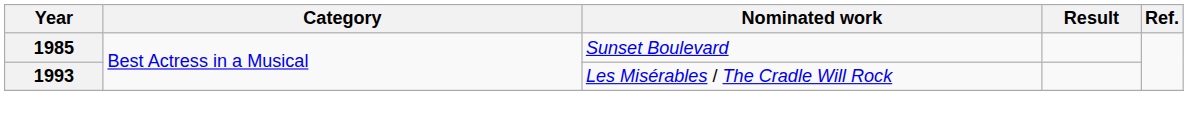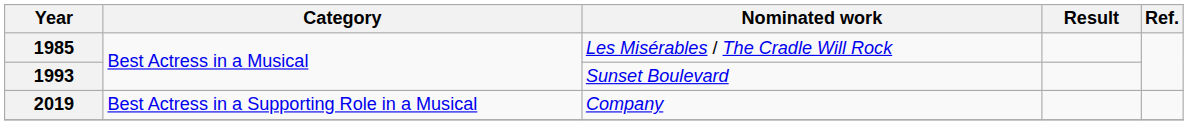(657, 47) Sunset Boulevard -> (739, 47) Les Misérables / The Cradle Will Rock
(739, 76) Les Misérables / The Cradle Will Rock -> (657, 76) Sunset Boulevard
+ row: (54, 104)
